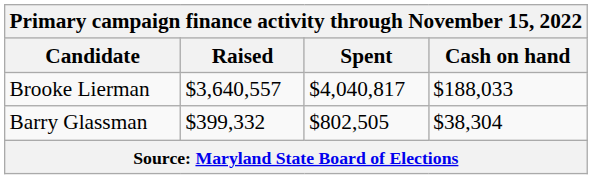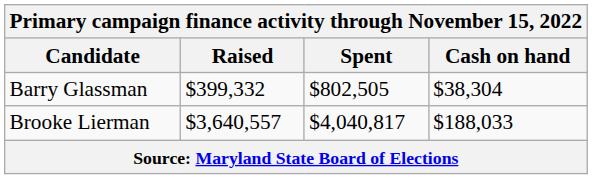rows swapped: (80, 88) <-> (78, 122)
